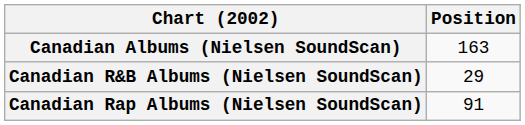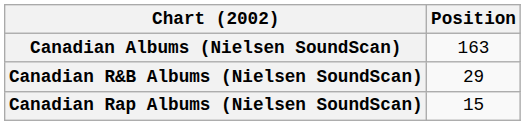(474, 106) 91 -> (474, 106) 15
